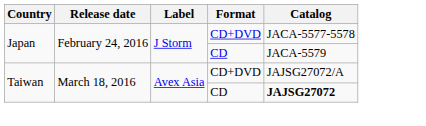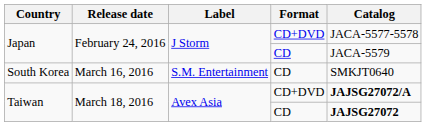+ row: (38, 72)
(305, 72) normal -> (371, 92) bold
